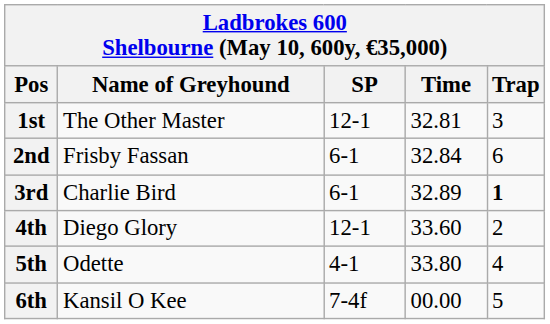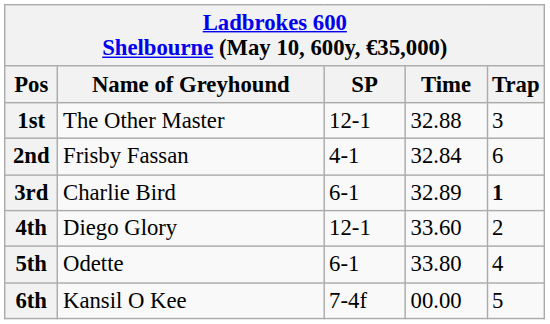(436, 120) 32.81 -> (436, 120) 32.88
(344, 156) 6-1 -> (344, 156) 4-1
(344, 264) 4-1 -> (344, 264) 6-1
